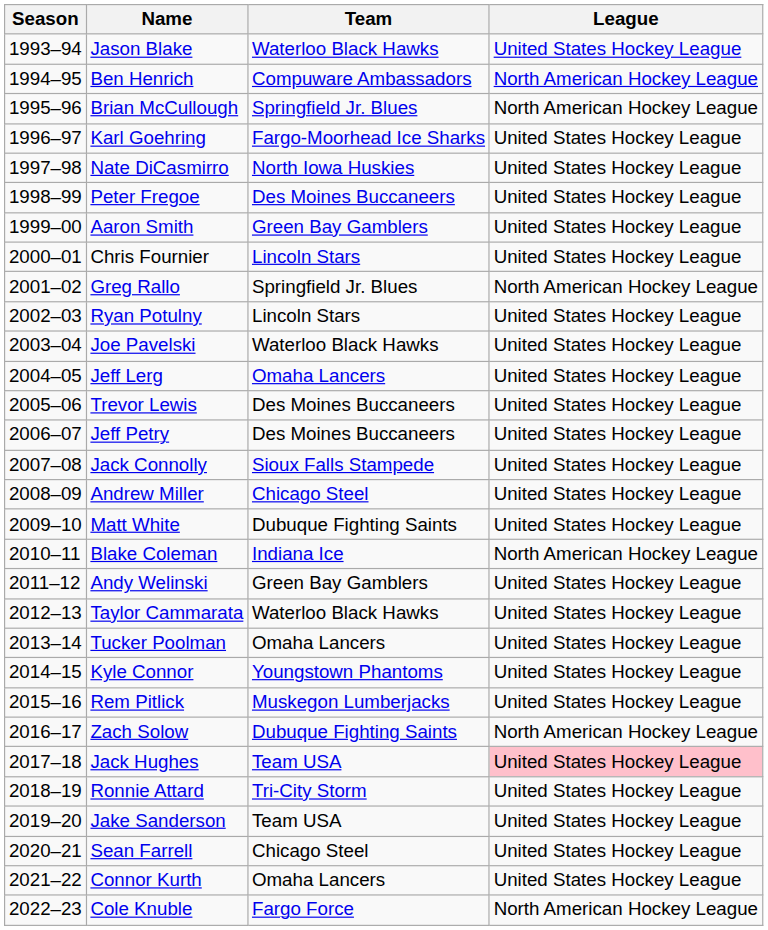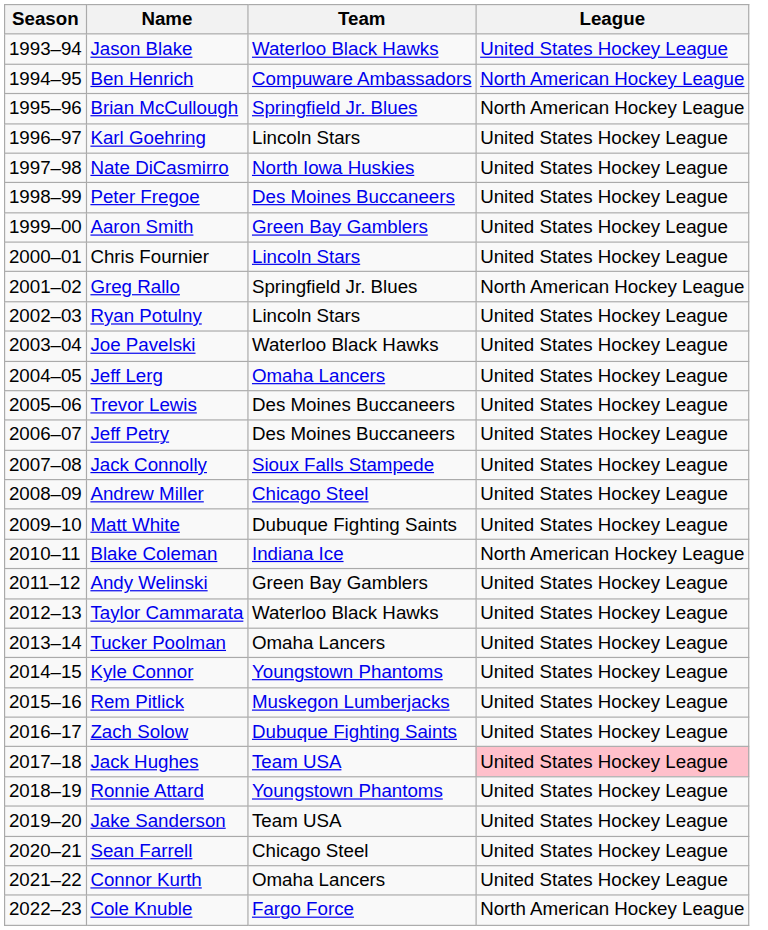(369, 138) Fargo-Moorhead Ice Sharks -> (306, 138) Lincoln Stars
(626, 731) North American Hockey League -> (604, 731) United States Hockey League
(309, 791) Tri-City Storm -> (347, 791) Youngstown Phantoms
